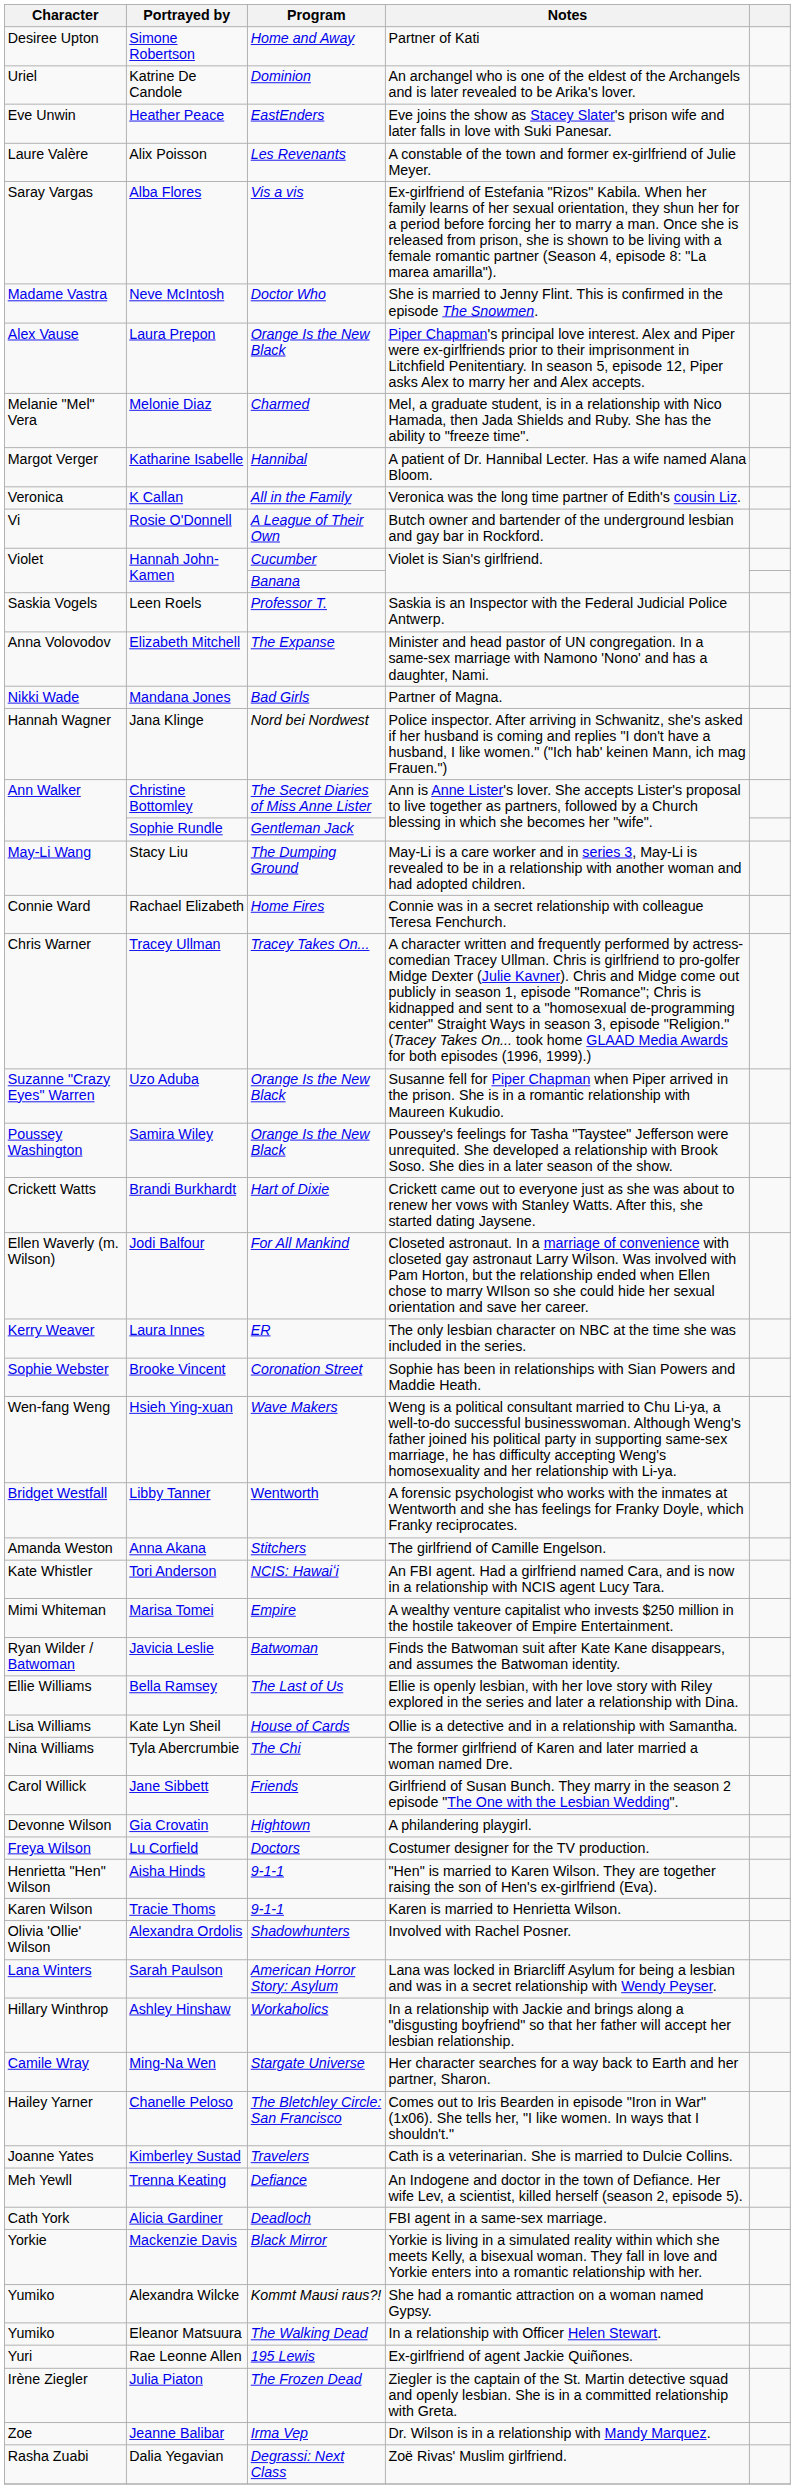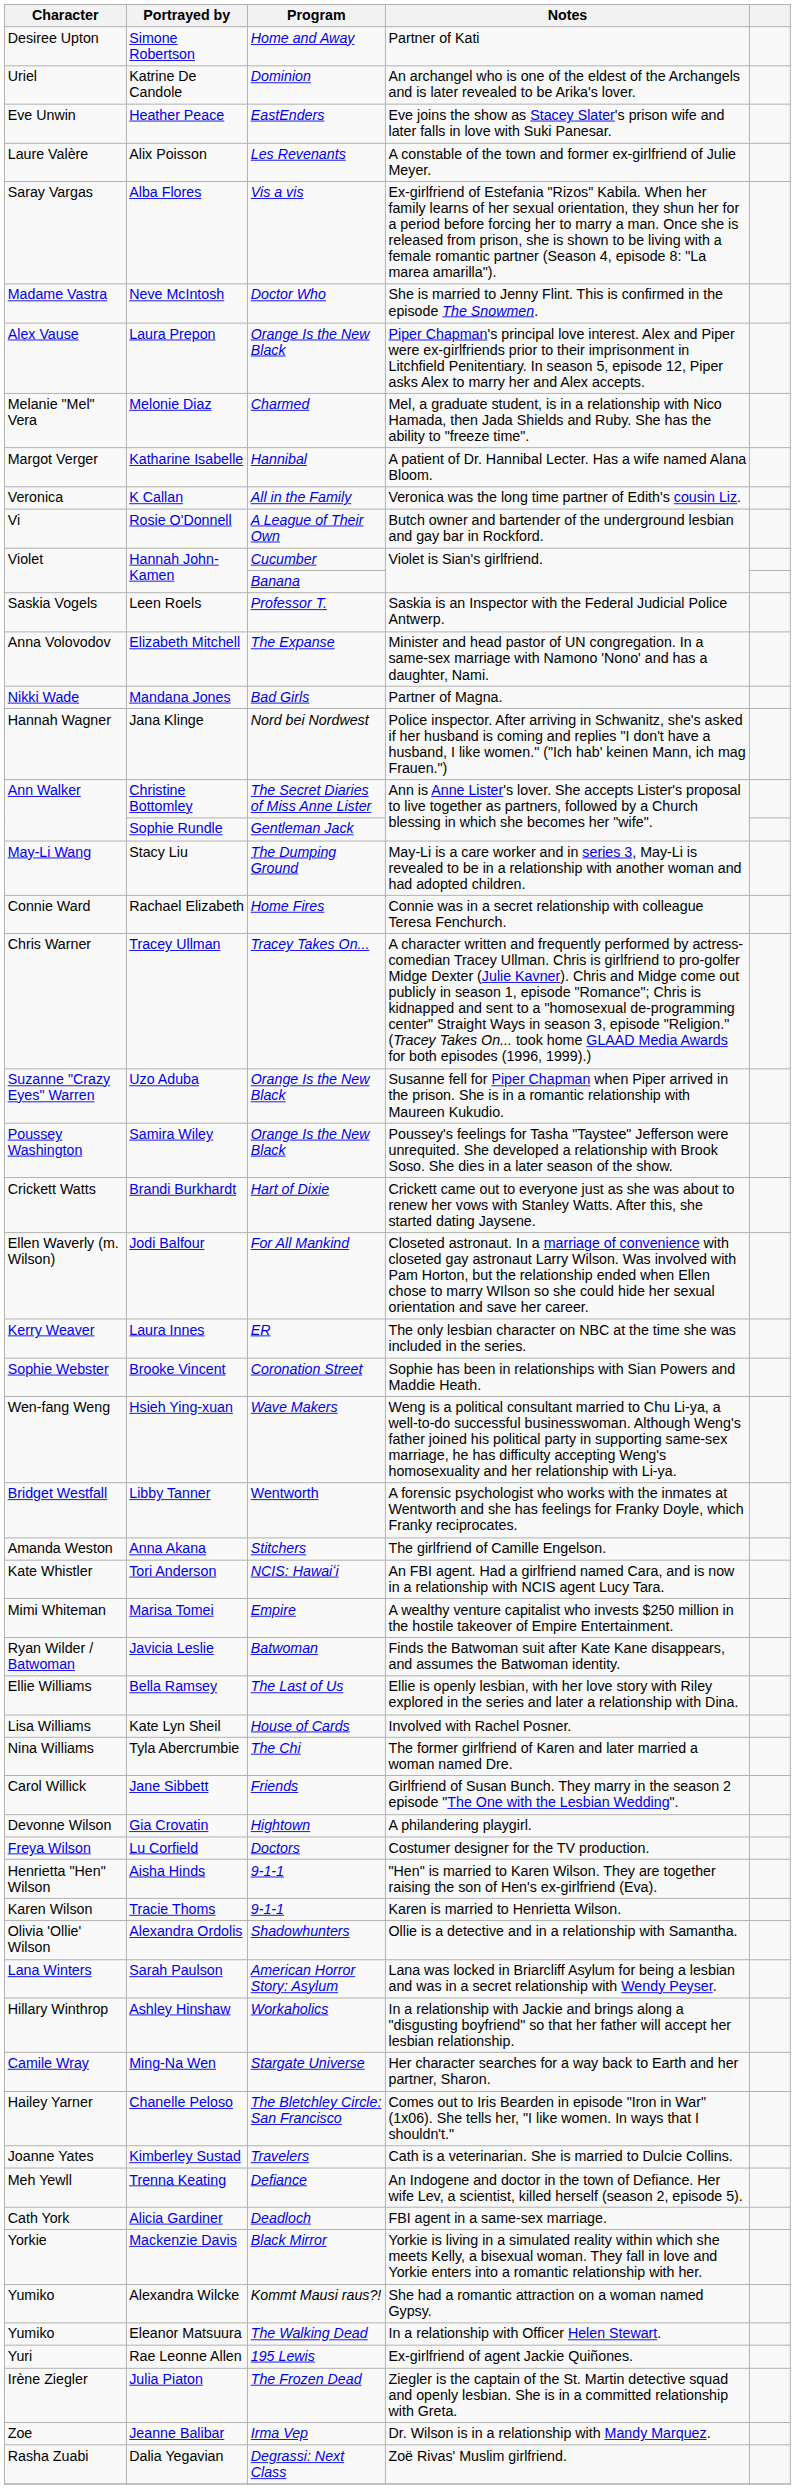(563, 1725) Ollie is a detective and in a relationship with Samantha. -> (480, 1725) Involved with Rachel Posner.
(480, 1932) Involved with Rachel Posner. -> (563, 1932) Ollie is a detective and in a relationship with Samantha.
